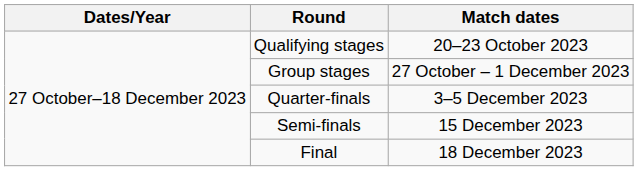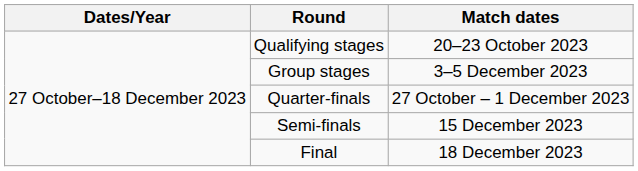(511, 71) 27 October – 1 December 2023 -> (511, 71) 3–5 December 2023
(511, 98) 3–5 December 2023 -> (511, 98) 27 October – 1 December 2023
